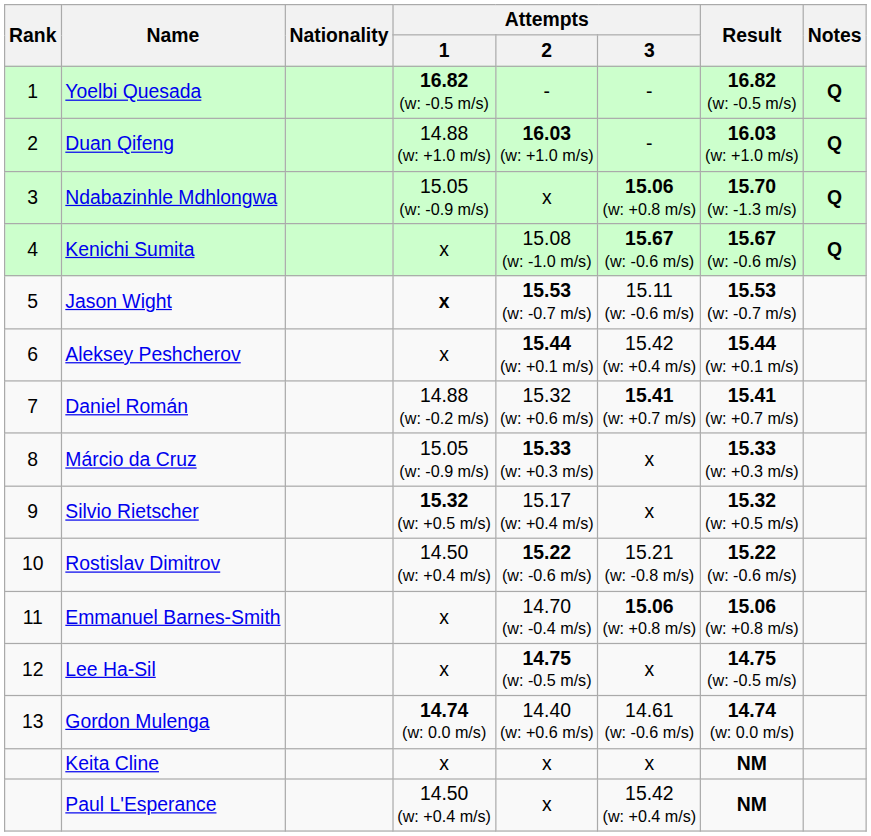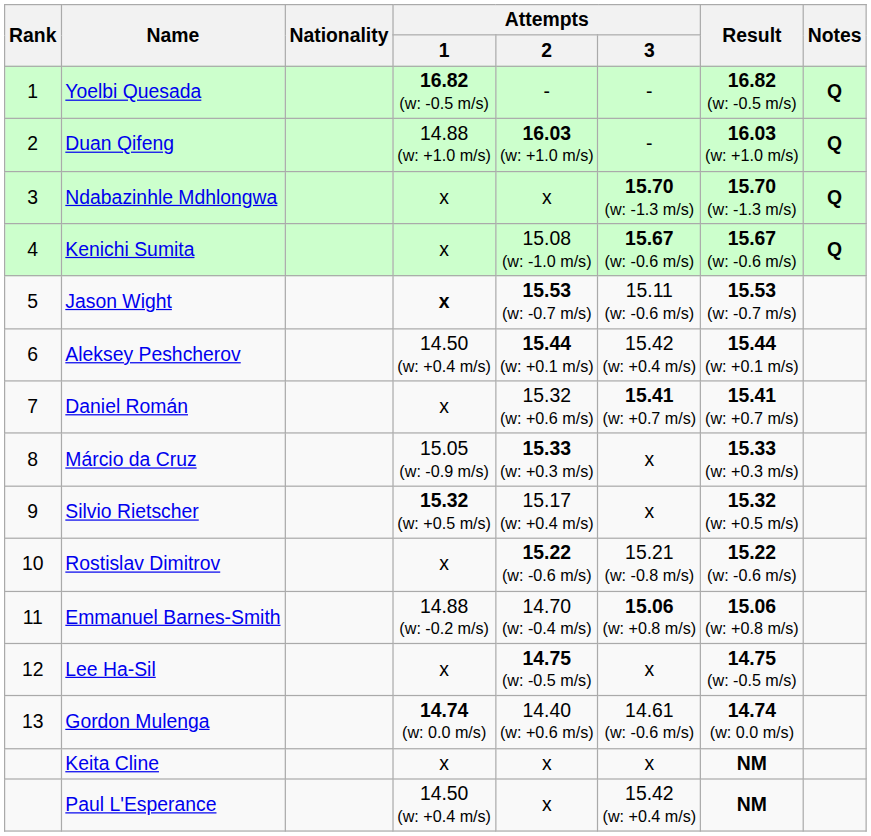(444, 197) 15.05 (w: -0.9 m/s) -> (444, 197) x
(649, 197) 15.06 (w: +0.8 m/s) -> (649, 197) 15.70 (w: -1.3 m/s)
(444, 354) x -> (444, 354) 14.50 (w: +0.4 m/s)
(444, 407) 14.88 (w: -0.2 m/s) -> (444, 407) x
(444, 564) 14.50 (w: +0.4 m/s) -> (444, 564) x
(444, 616) x -> (444, 616) 14.88 (w: -0.2 m/s)
